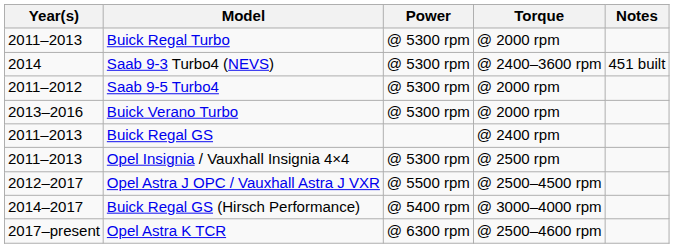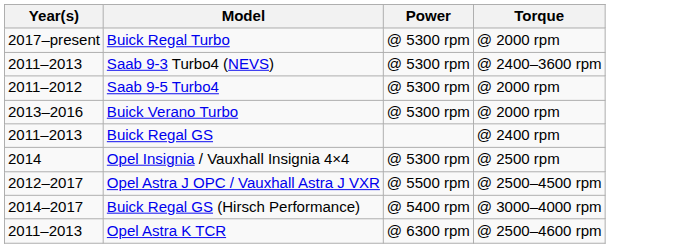- column: (637, 16)
(45, 40) 2011–2013 -> (54, 40) 2017–present
(25, 64) 2014 -> (45, 64) 2011–2013
(45, 159) 2011–2013 -> (25, 159) 2014
(54, 231) 2017–present -> (45, 231) 2011–2013
